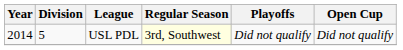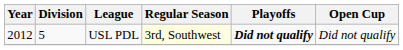(20, 34) 2014 -> (20, 34) 2012
(273, 34) normal -> (274, 34) bold
